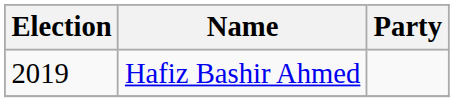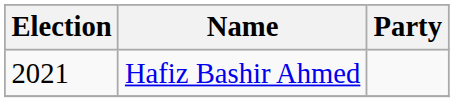(40, 72) 2019 -> (40, 72) 2021
